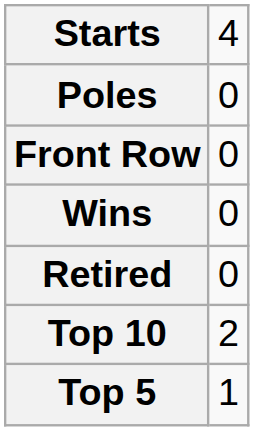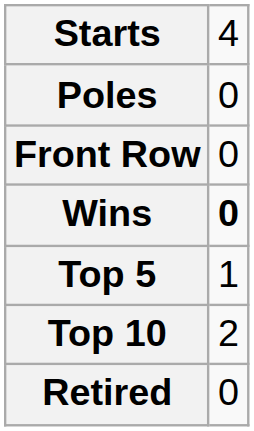(228, 214) normal -> (228, 214) bold
rows swapped: (107, 393) <-> (107, 273)
